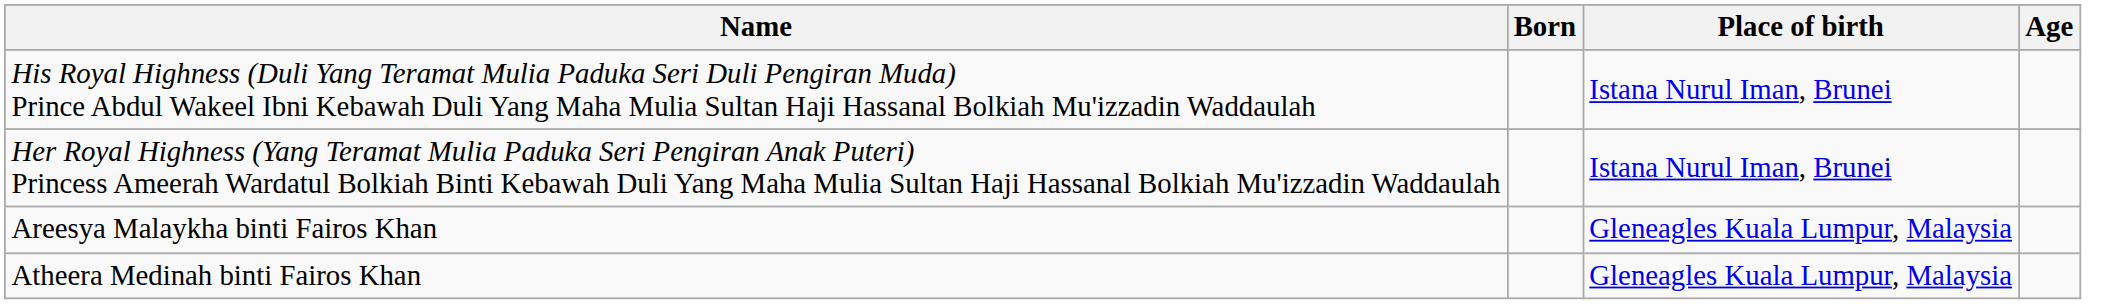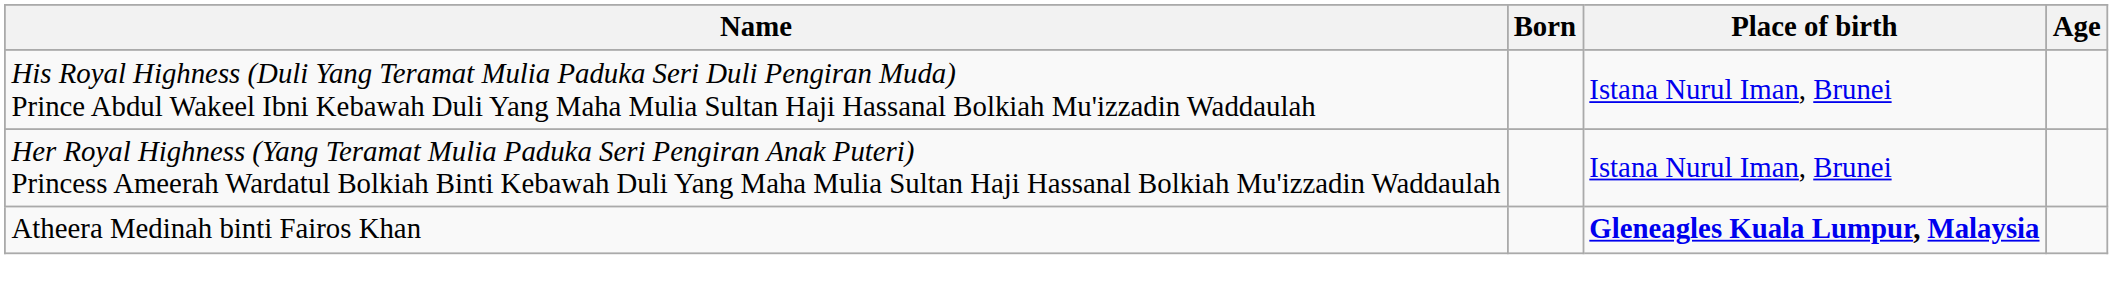- row: (224, 229)
(1801, 274) normal -> (1814, 229) bold
